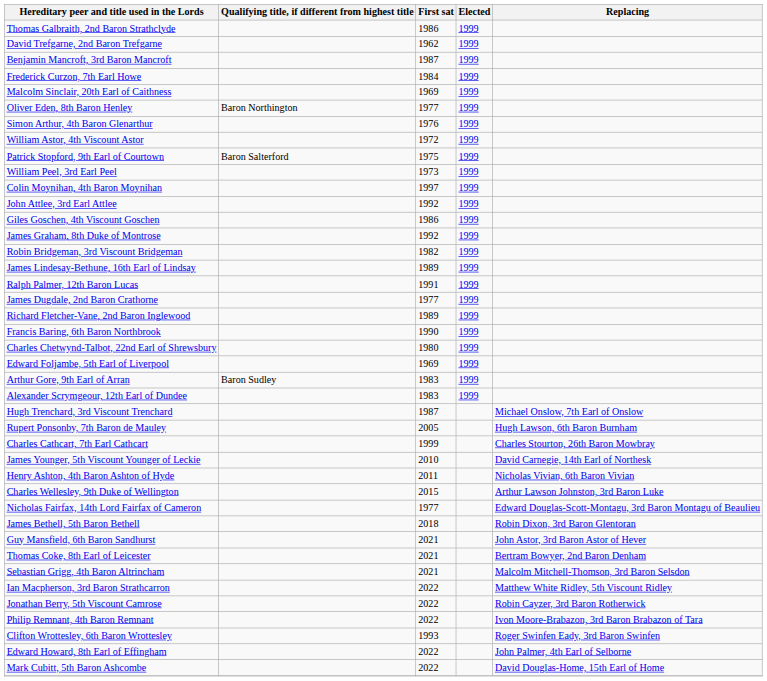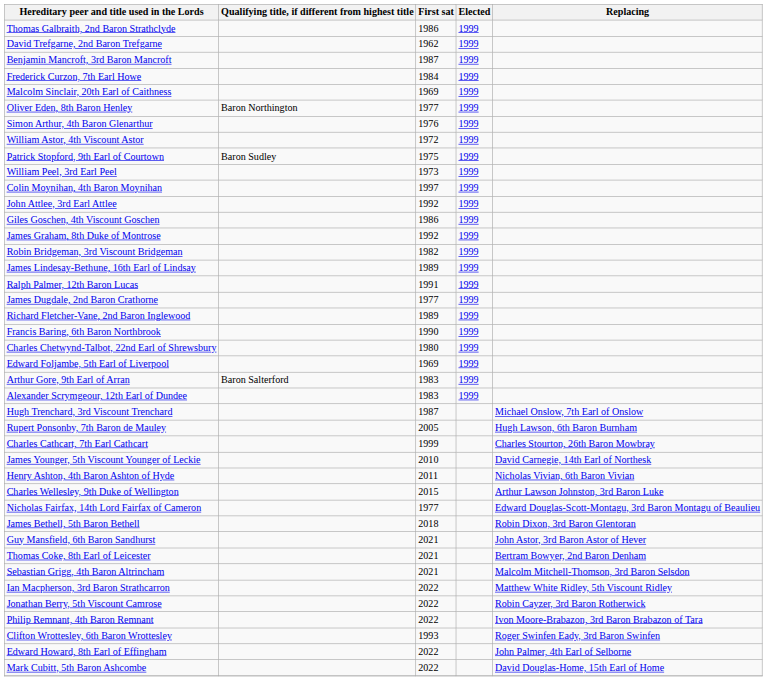(255, 156) Baron Salterford -> (249, 156) Baron Sudley
(249, 380) Baron Sudley -> (255, 380) Baron Salterford
